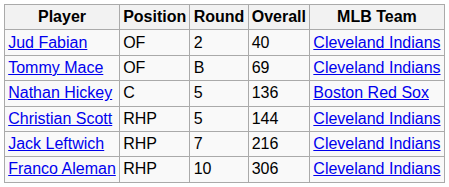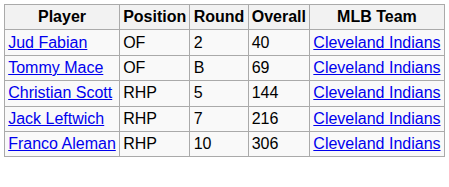- row: (60, 93)
